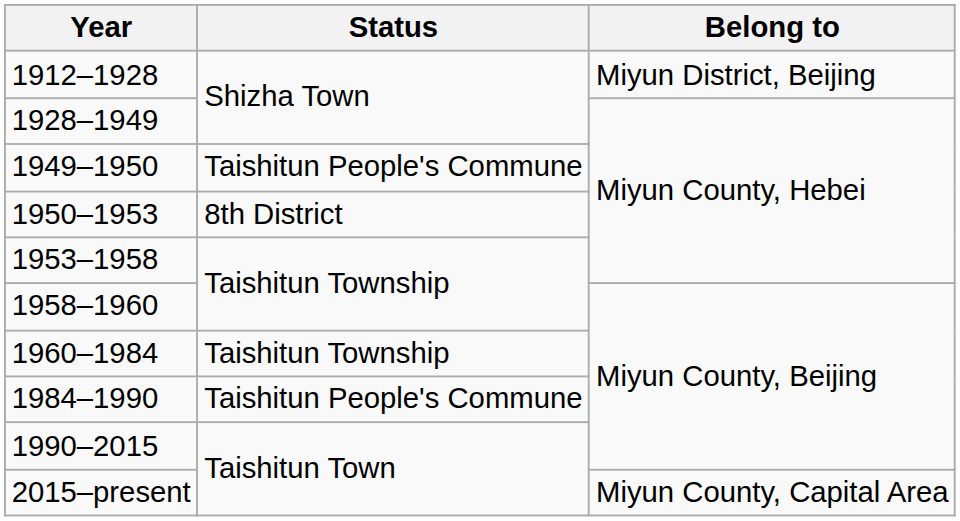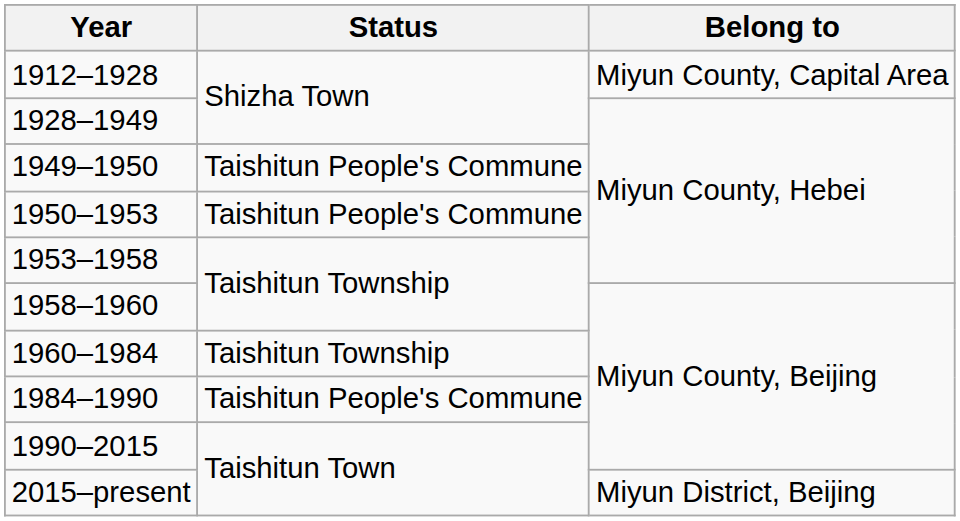(736, 74) Miyun District, Beijing -> (772, 74) Miyun County, Capital Area
(273, 213) 8th District -> (393, 213) Taishitun People's Commune
(772, 492) Miyun County, Capital Area -> (736, 492) Miyun District, Beijing
